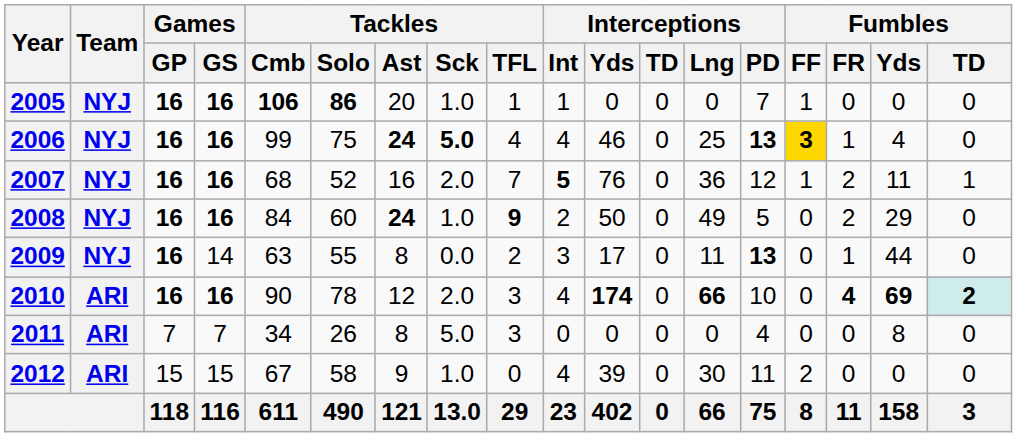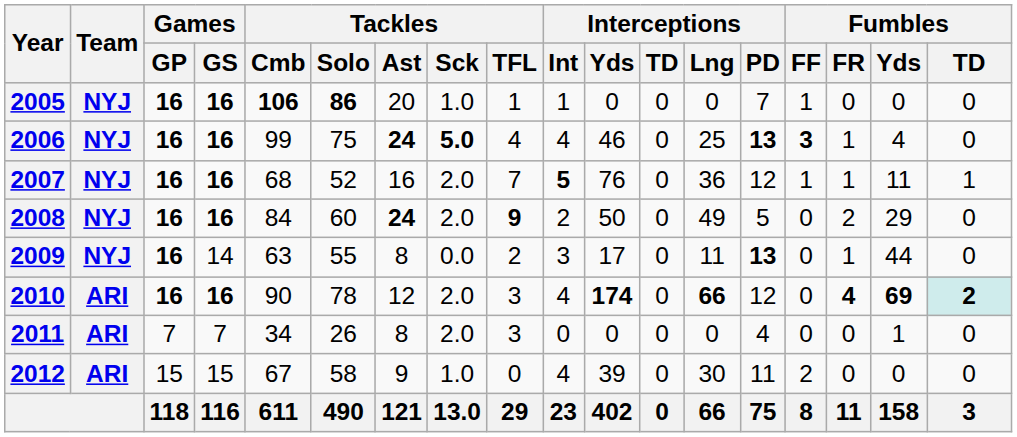(806, 140) gold background -> (806, 140) no background
(849, 179) 2 -> (849, 179) 1
(457, 218) 1.0 -> (457, 218) 2.0
(763, 295) 10 -> (763, 295) 12
(457, 334) 5.0 -> (457, 334) 2.0
(899, 334) 8 -> (899, 334) 1
